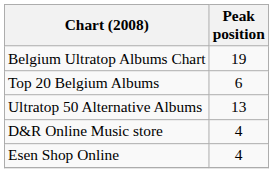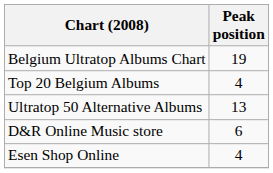(239, 82) 6 -> (239, 82) 4
(239, 131) 4 -> (239, 131) 6
